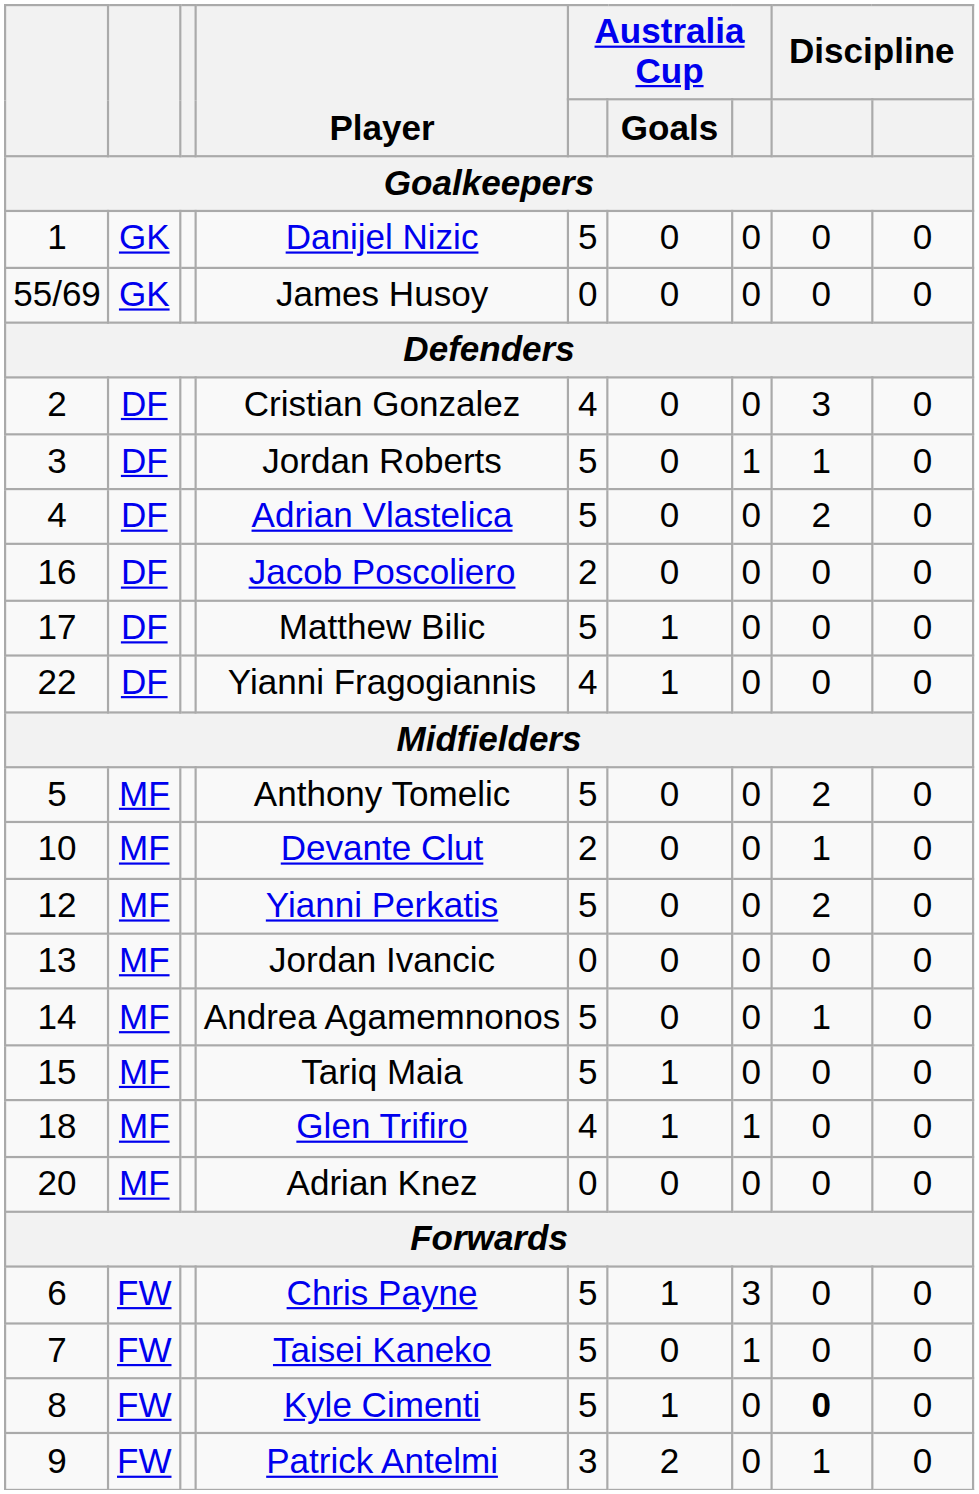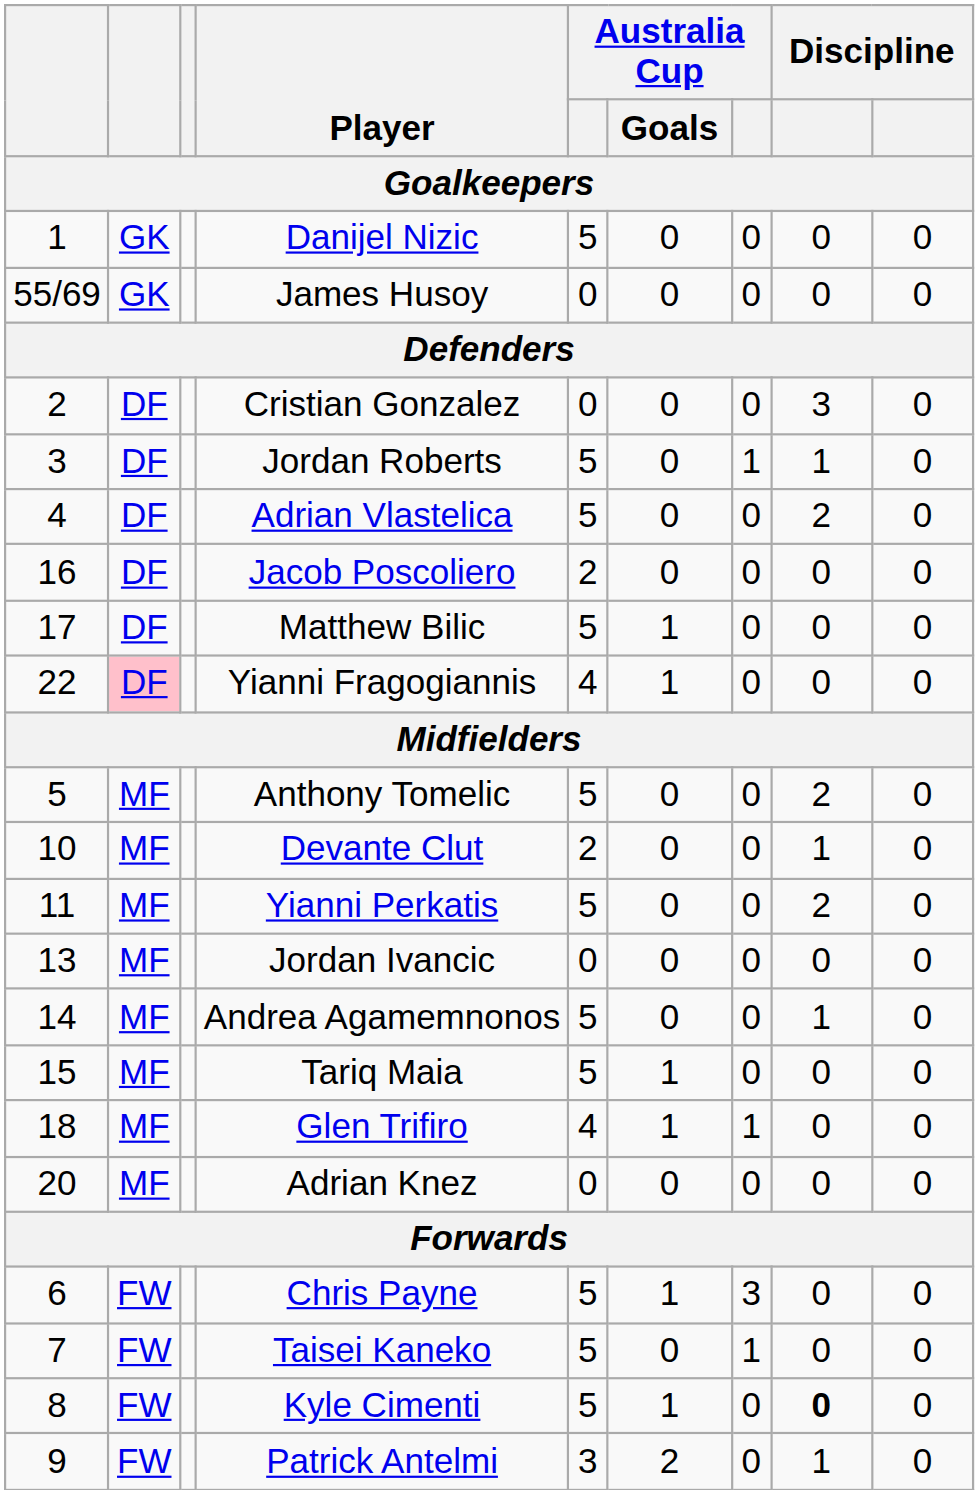(588, 405) 4 -> (588, 405) 0
(144, 682) no background -> (144, 682) pink background
(57, 905) 12 -> (57, 905) 11
